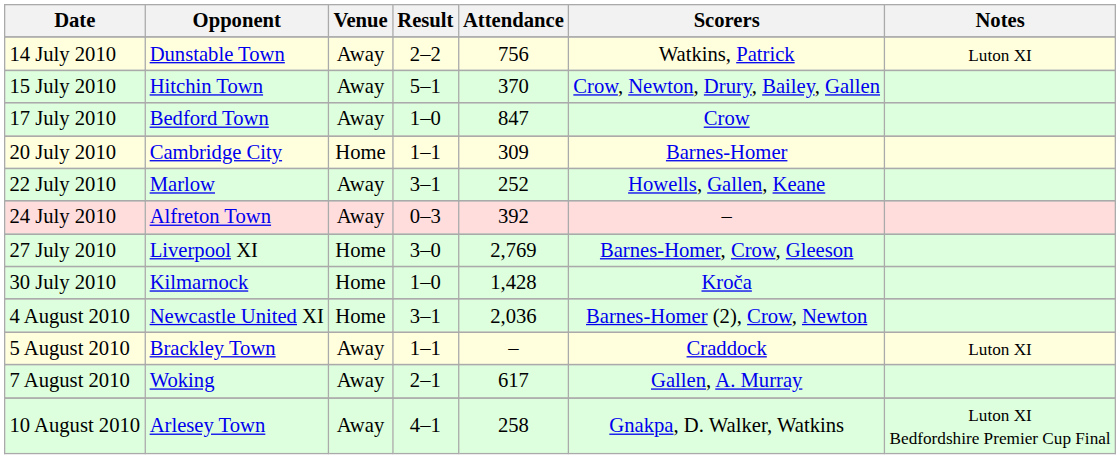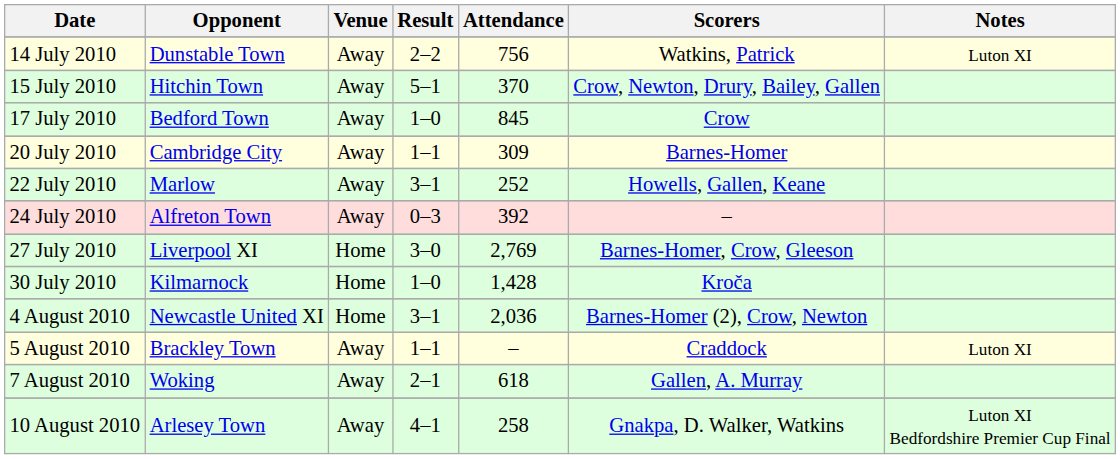(513, 119) 847 -> (513, 119) 845
(361, 151) Home -> (361, 151) Away
(513, 380) 617 -> (513, 380) 618
